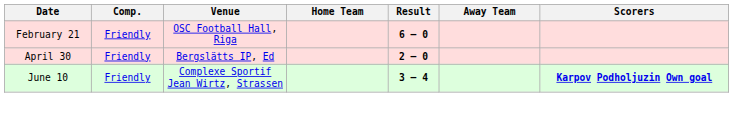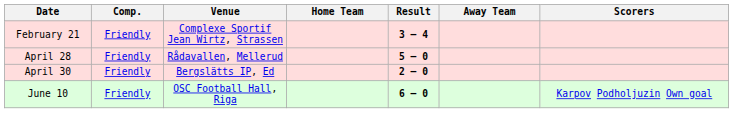(225, 34) OSC Football Hall, Riga -> (225, 34) Complexe Sportif Jean Wirtz, Strassen
(413, 34) 6 – 0 -> (413, 34) 3 – 4
+ row: (48, 56)
(225, 78) Complexe Sportif Jean Wirtz, Strassen -> (225, 94) OSC Football Hall, Riga
(413, 78) 3 – 4 -> (413, 94) 6 – 0
(634, 78) bold -> (634, 94) normal
